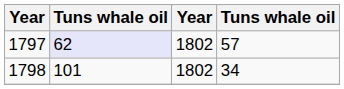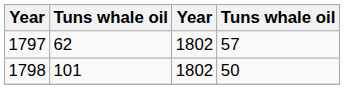(63, 44) lavender background -> (63, 44) no background
(230, 71) 34 -> (230, 71) 50
